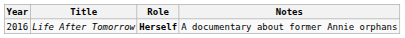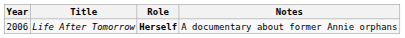(17, 26) 2016 -> (17, 26) 2006
